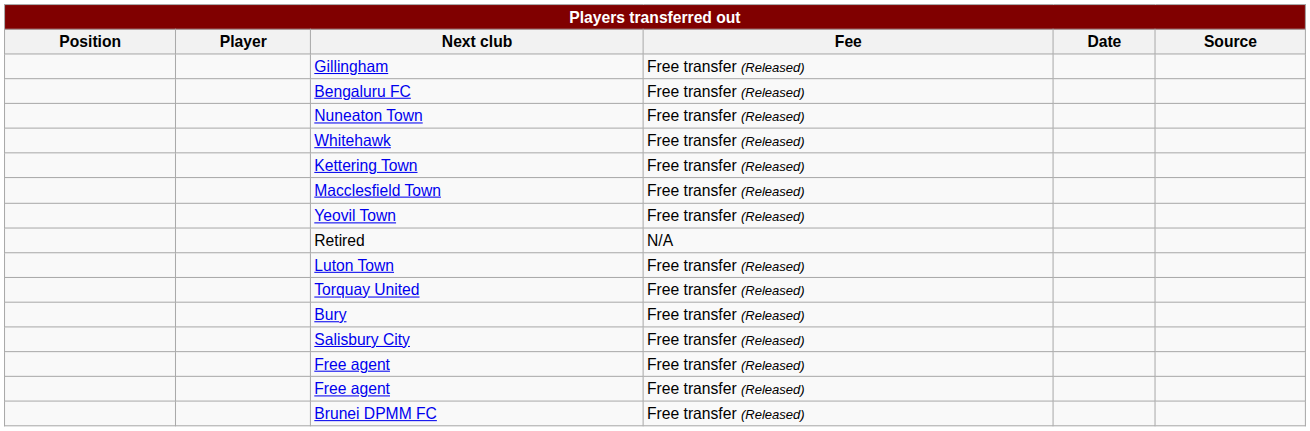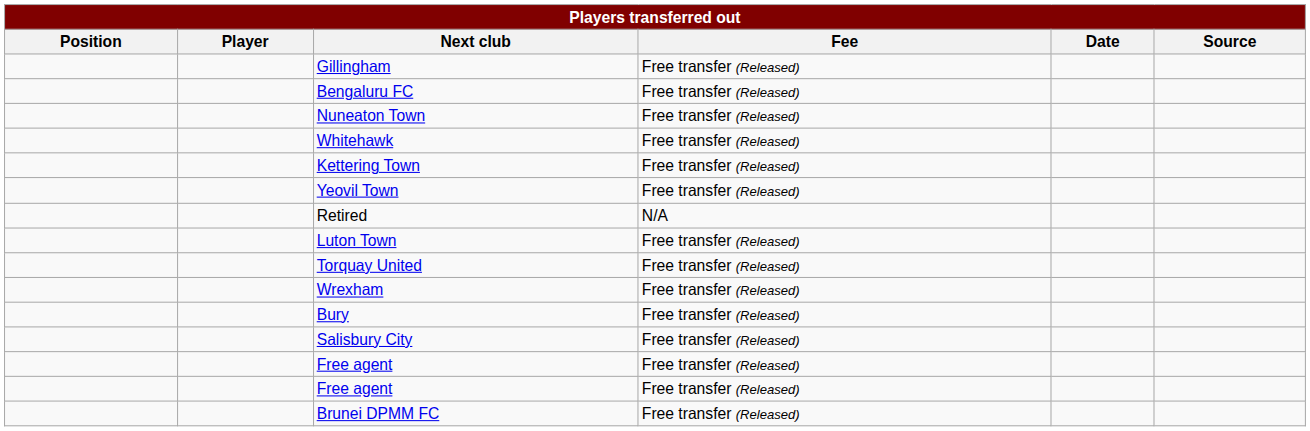- row: (378, 191)
+ row: (350, 290)
